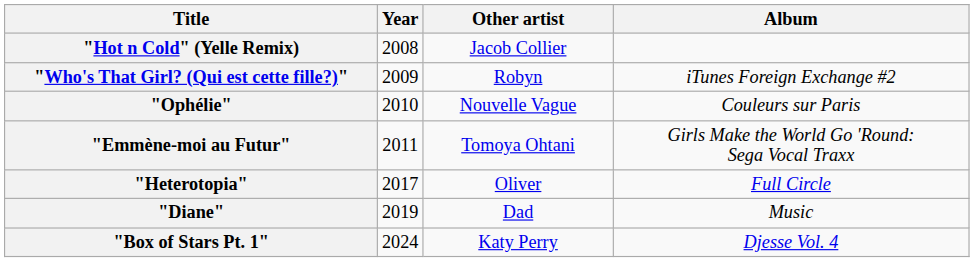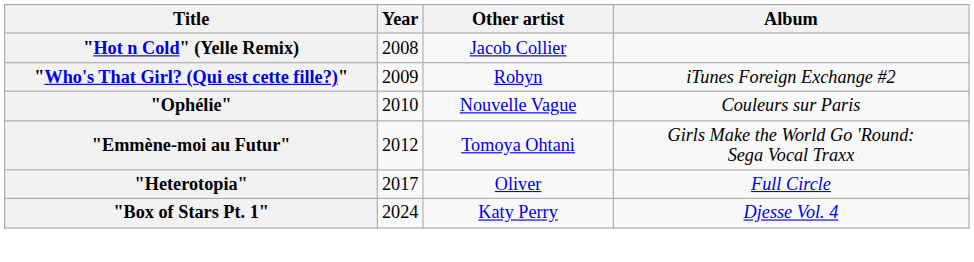(400, 144) 2011 -> (400, 144) 2012
- row: (191, 213)
